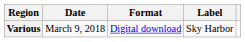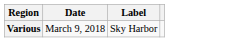- column: (146, 12)
